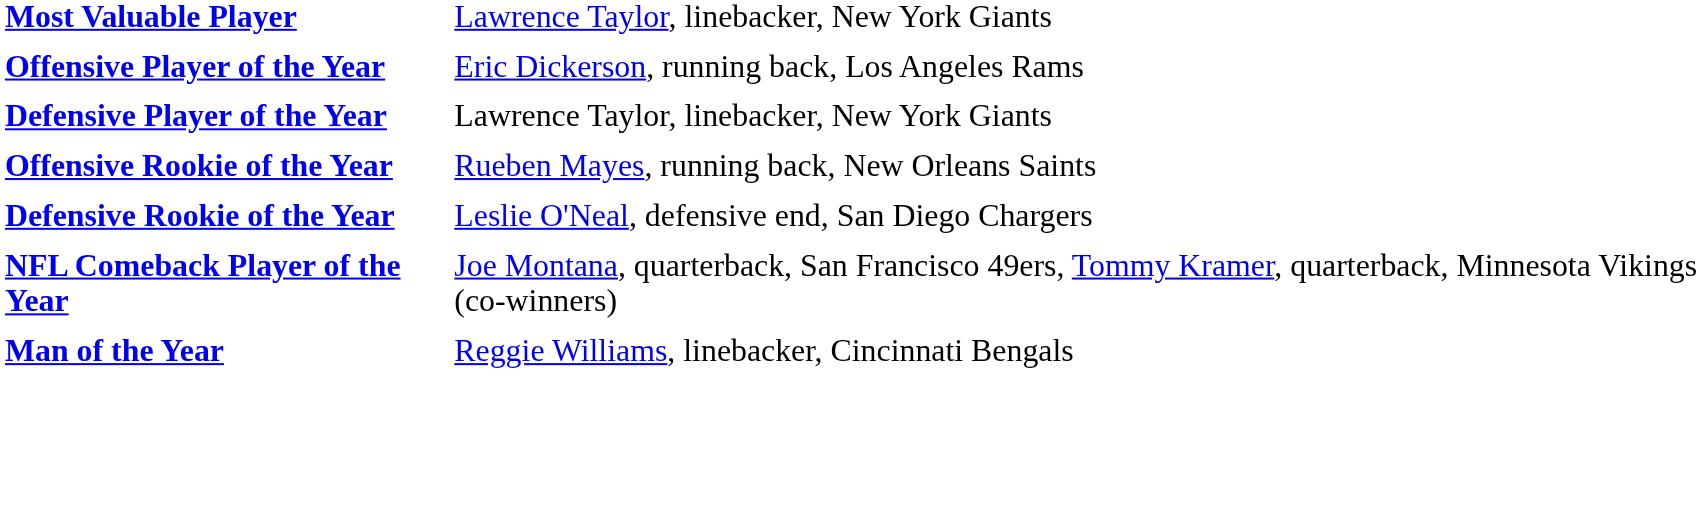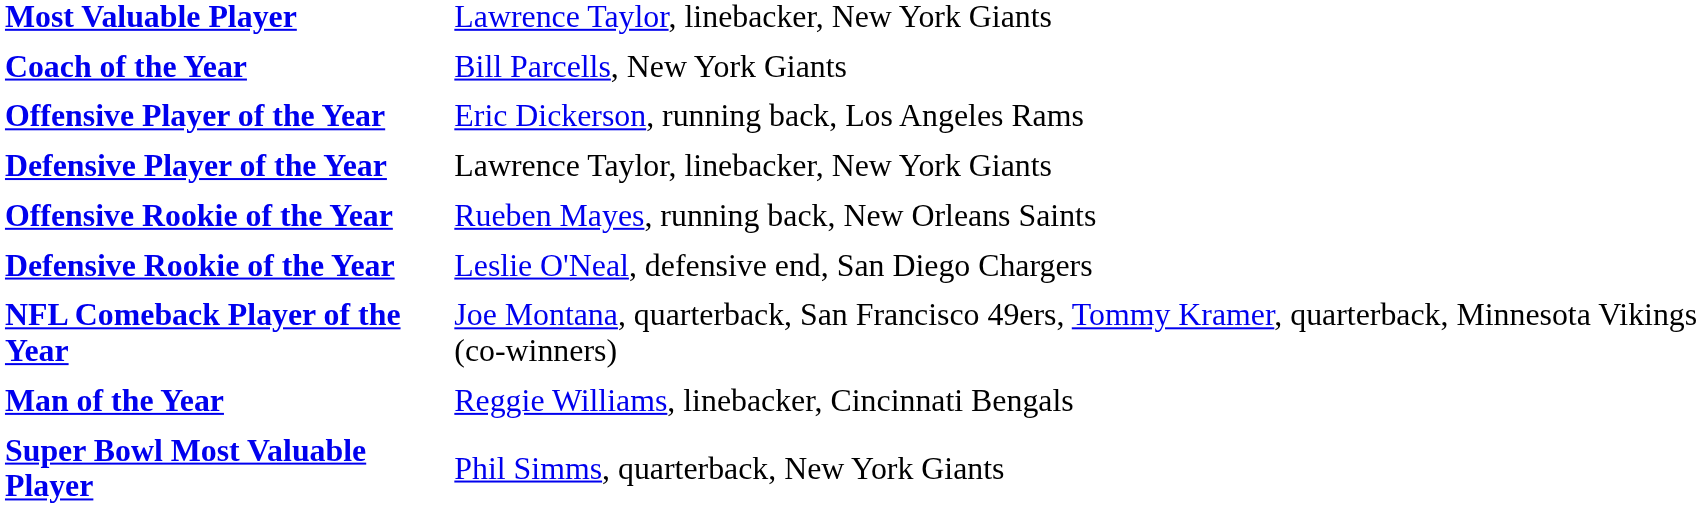+ row: (126, 66)
+ row: (186, 468)
